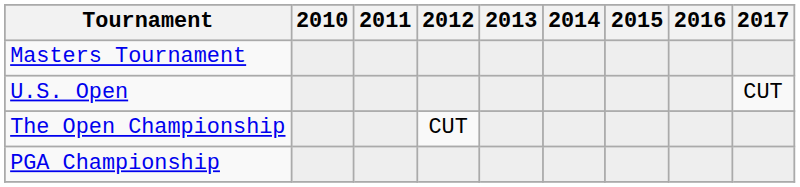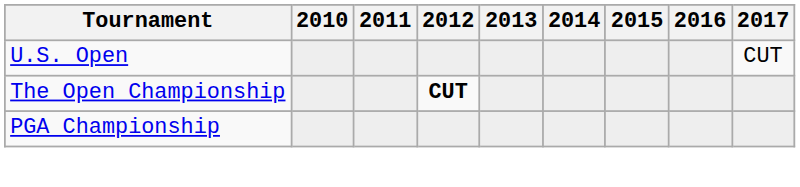- row: (128, 58)
(448, 129) normal -> (448, 93) bold
